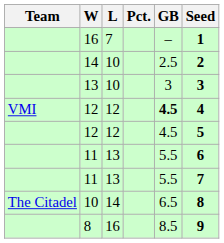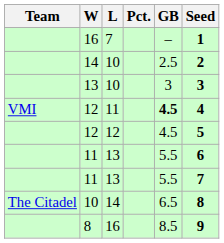(113, 109) 12 -> (112, 109) 11
